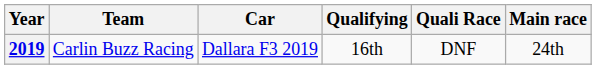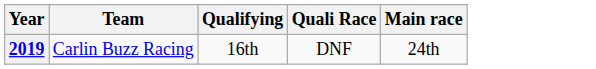- column: (260, 19)
